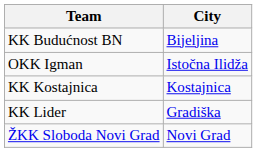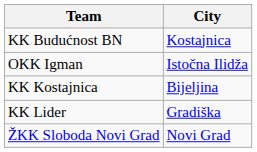(192, 40) Bijeljina -> (199, 40) Kostajnica
(199, 87) Kostajnica -> (192, 87) Bijeljina
